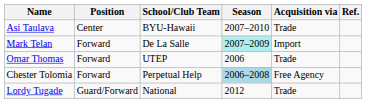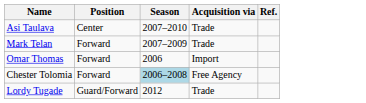- column: (181, 12)
(247, 43) paleturquoise background -> (165, 43) no background
(287, 43) Import -> (203, 43) Trade
(285, 59) Trade -> (205, 59) Import
